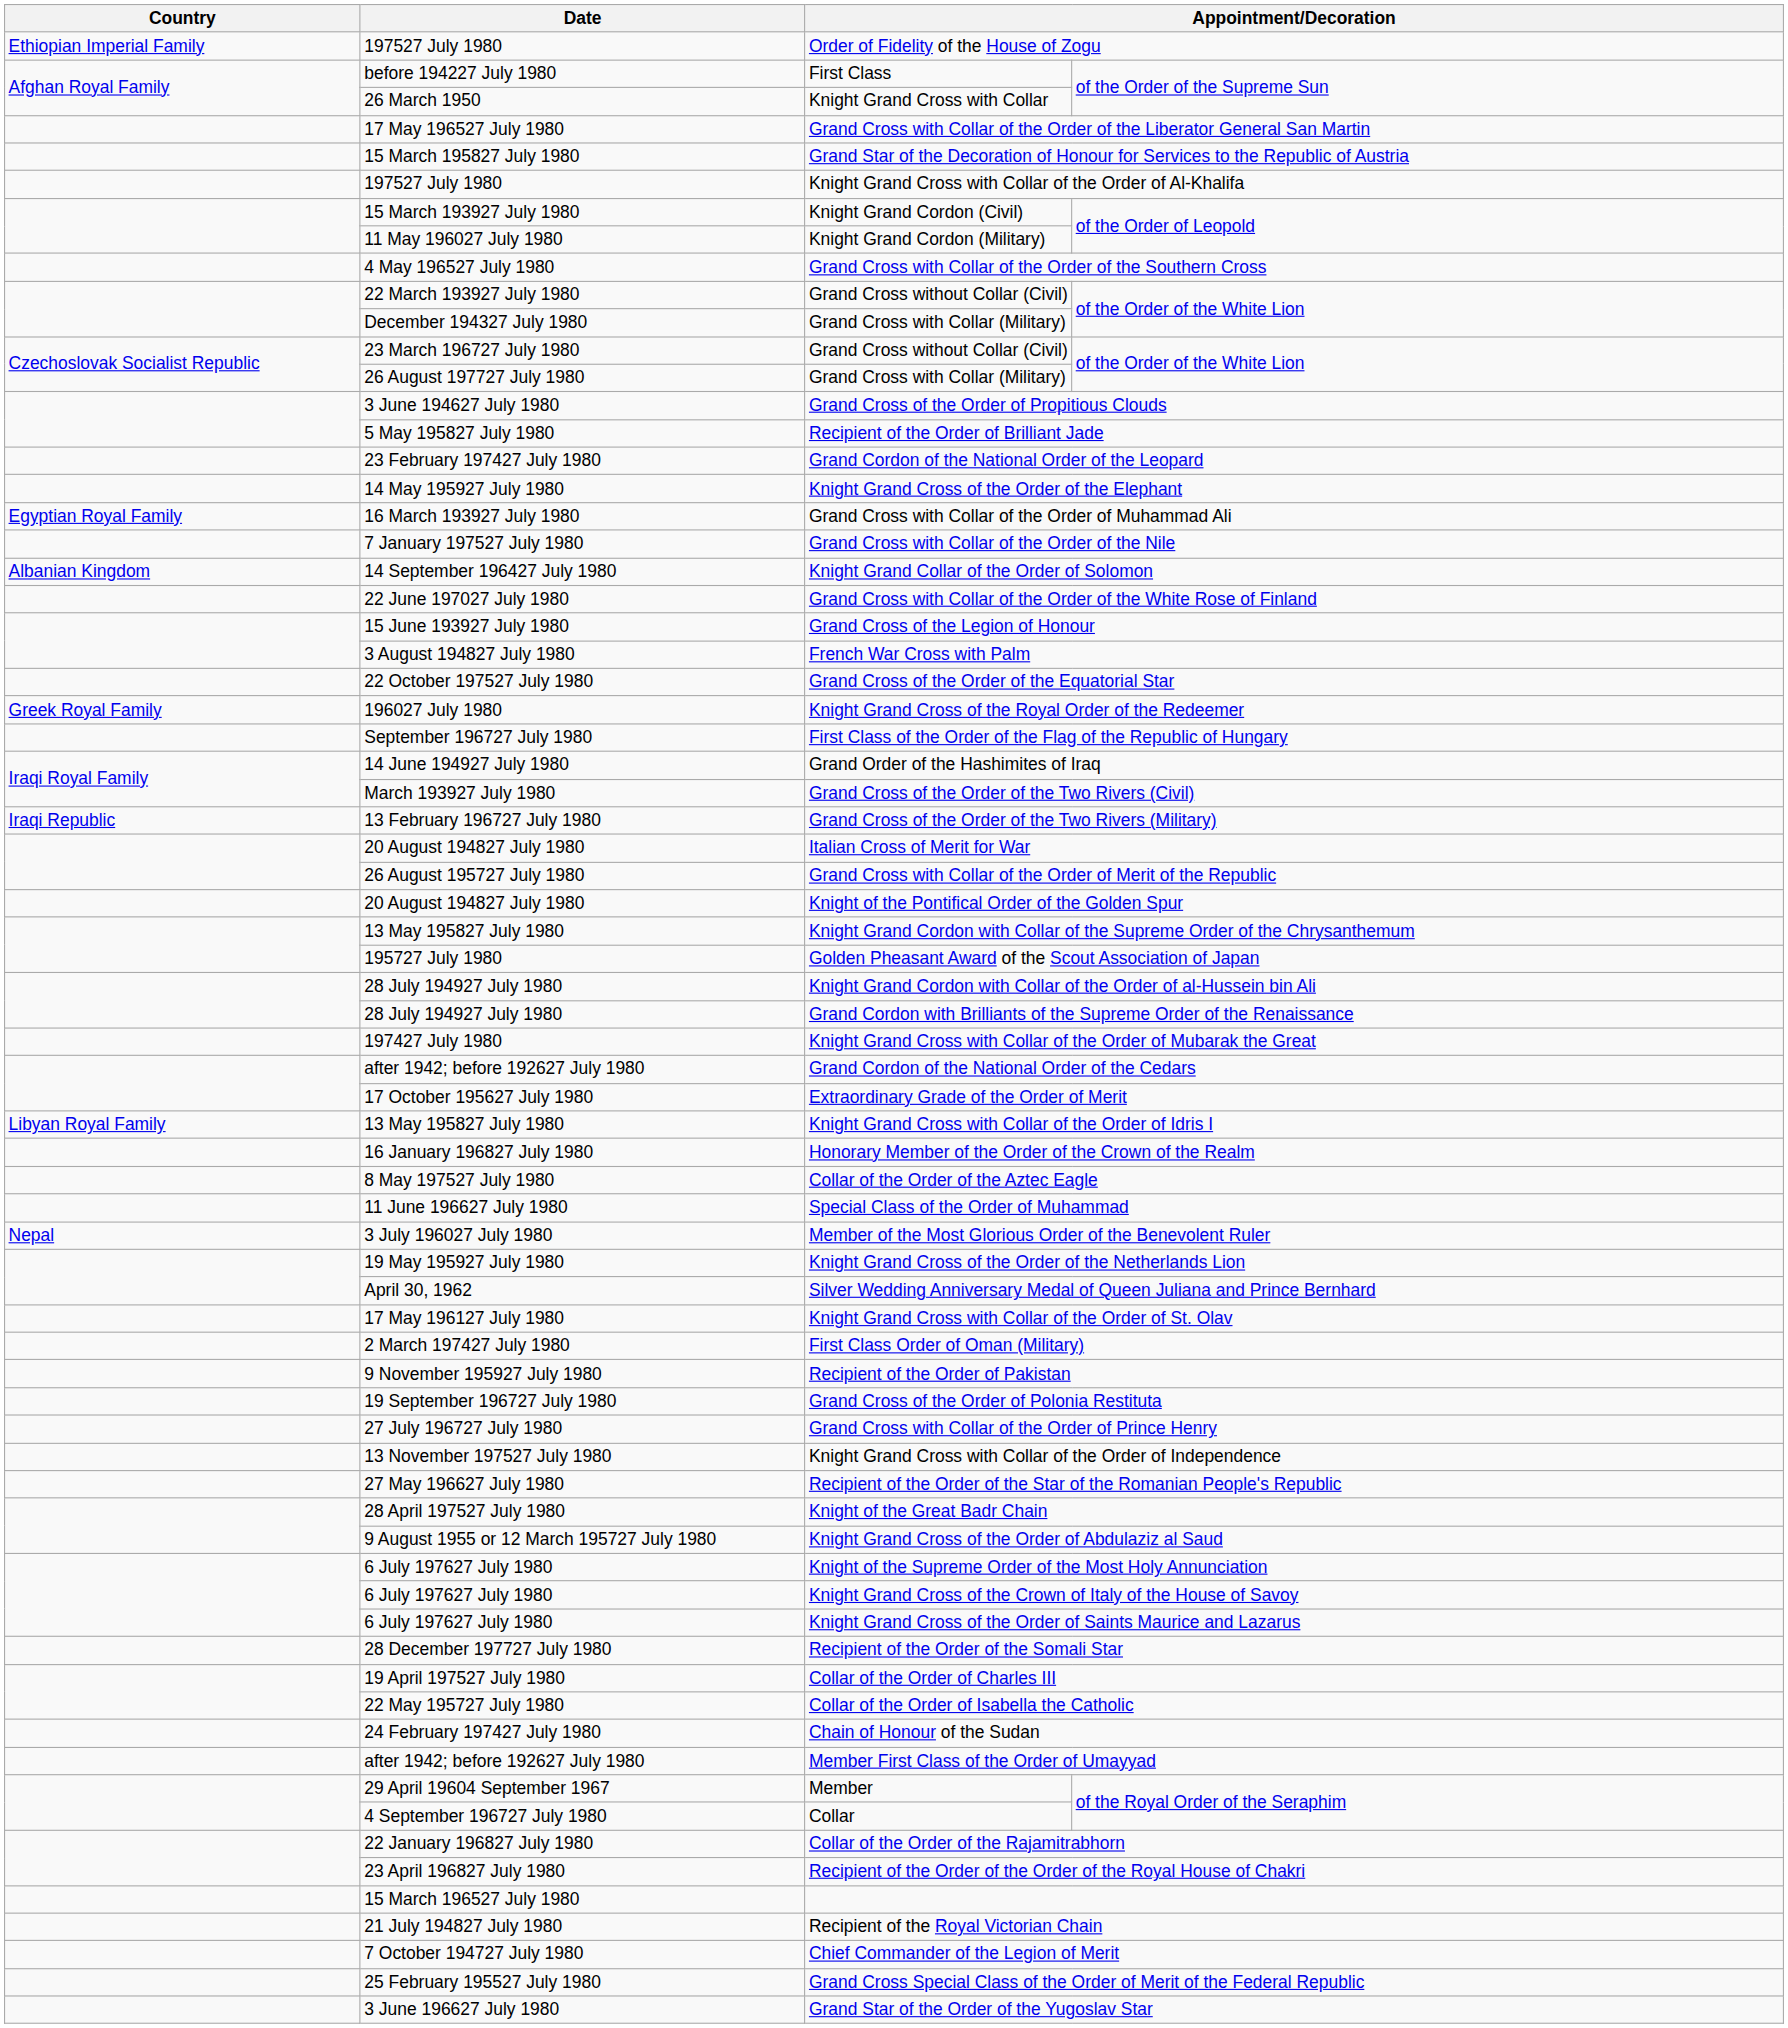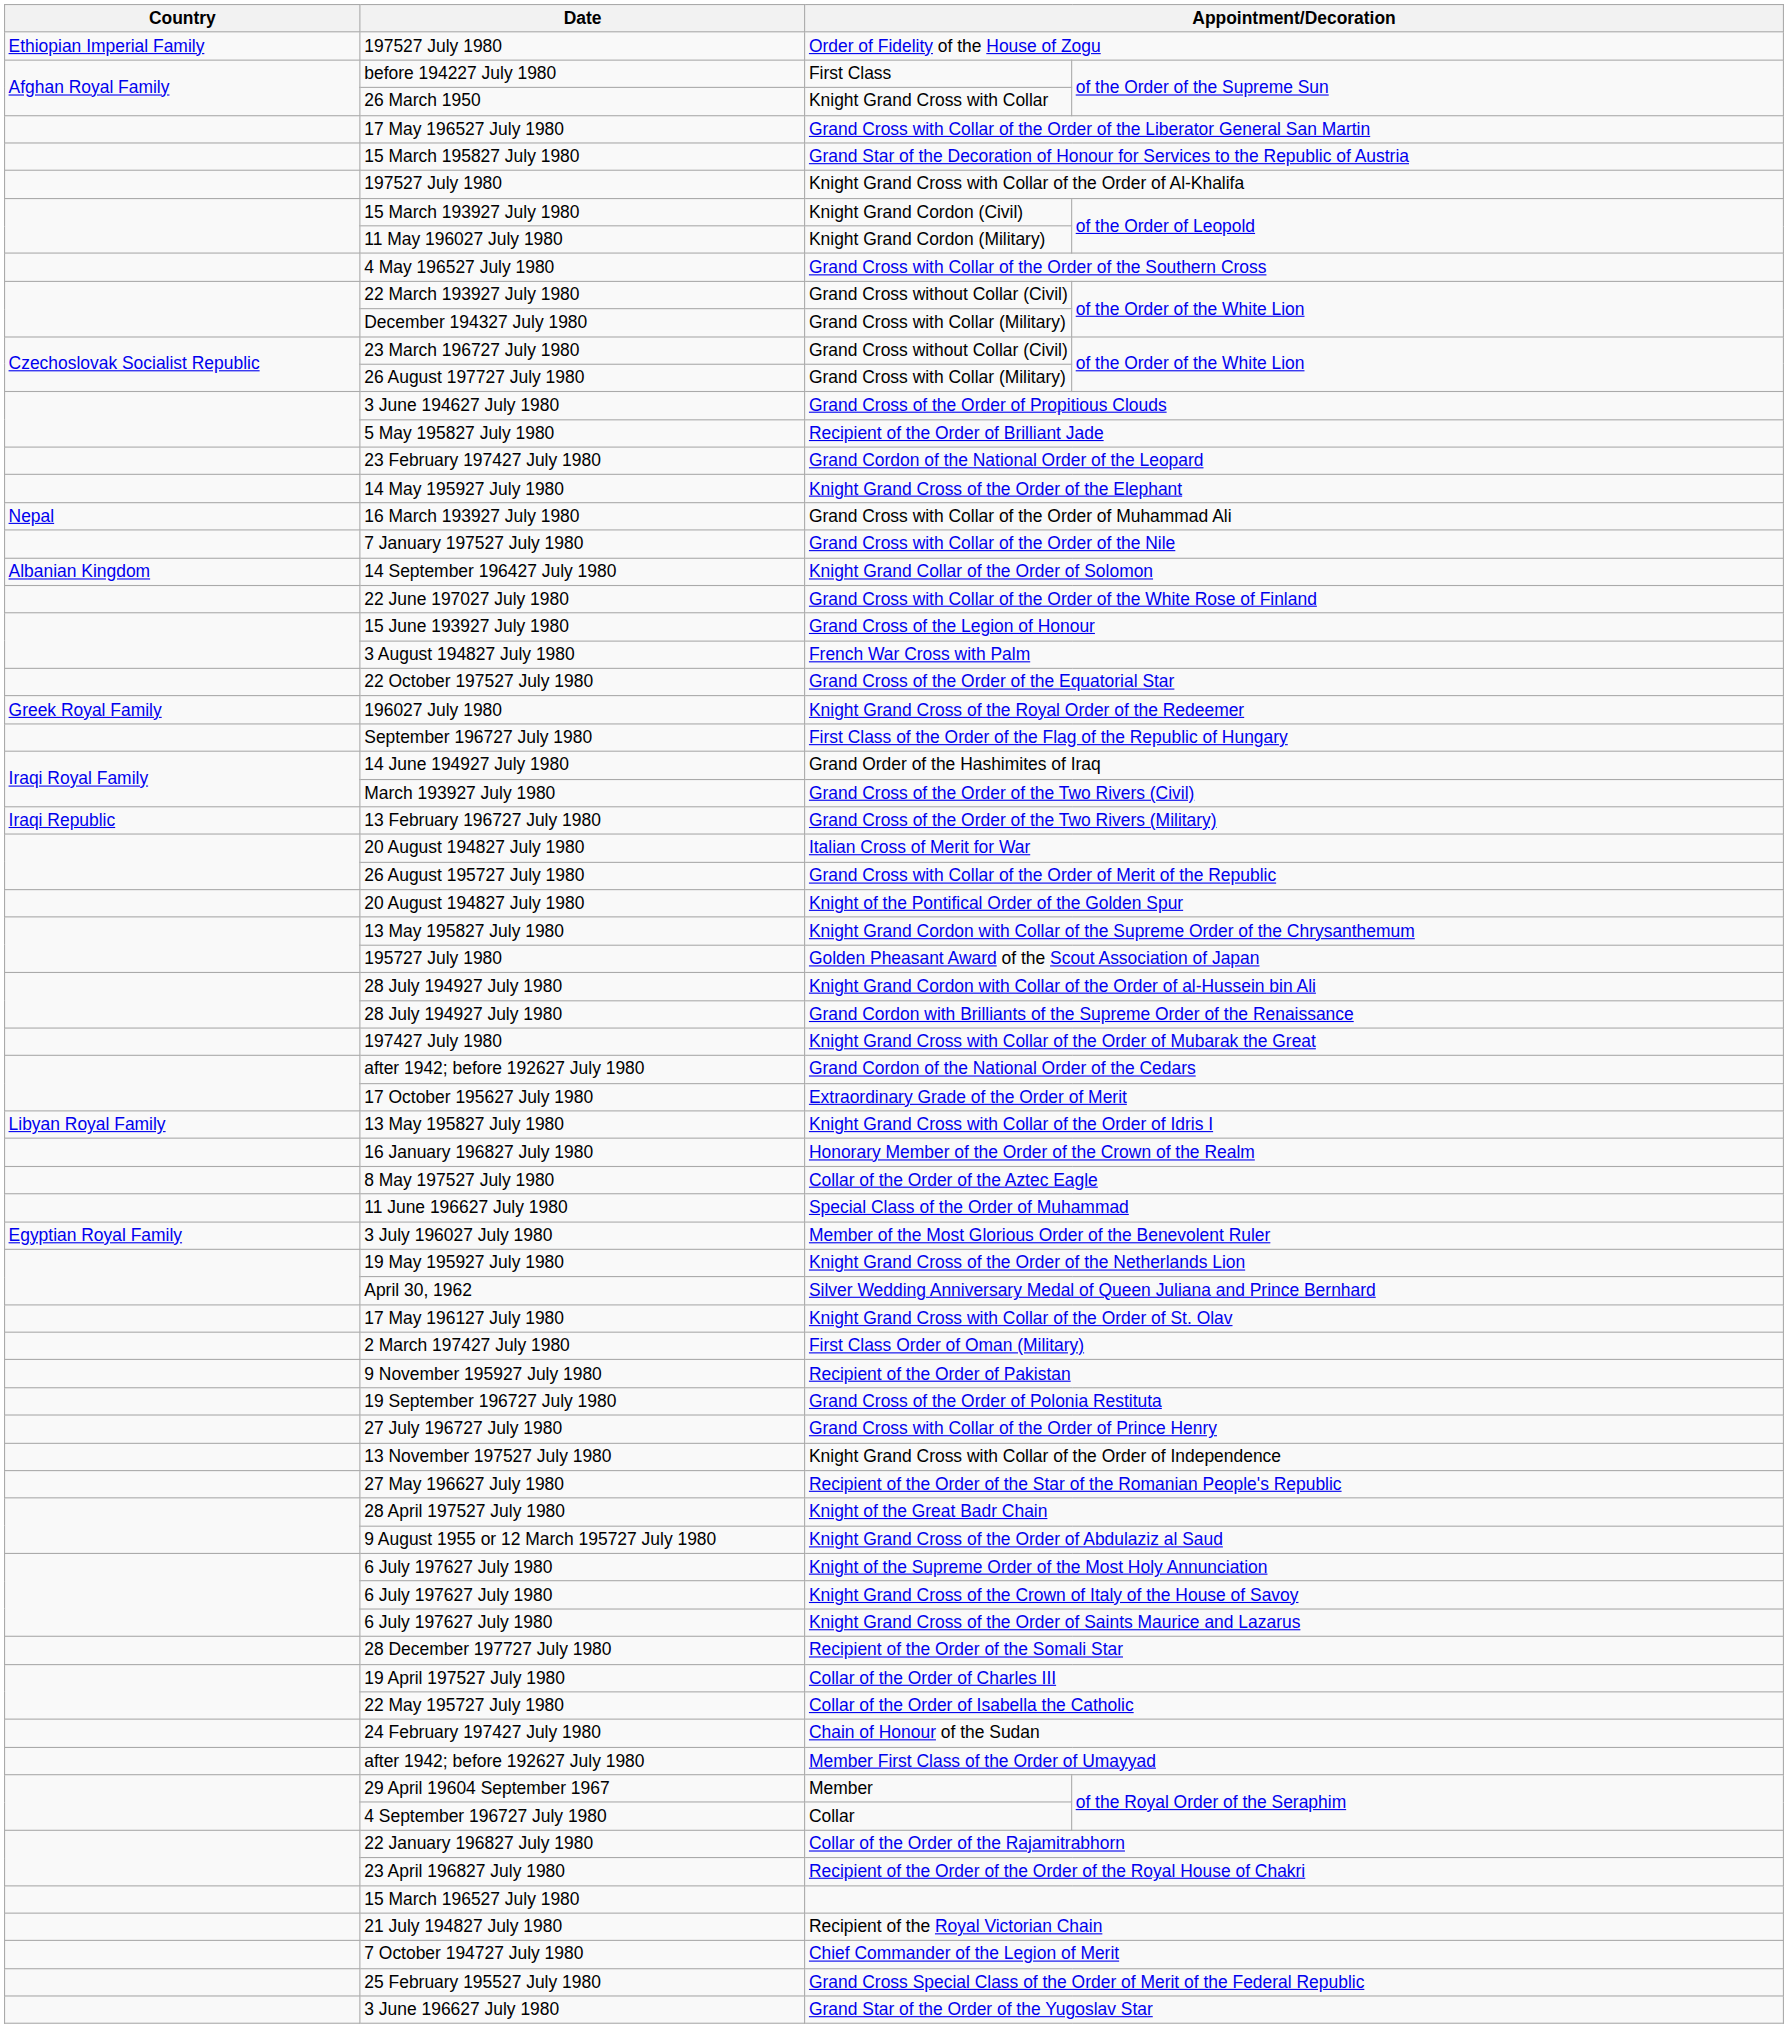(95, 516) Egyptian Royal Family -> (31, 516) Nepal
(31, 1235) Nepal -> (95, 1235) Egyptian Royal Family
